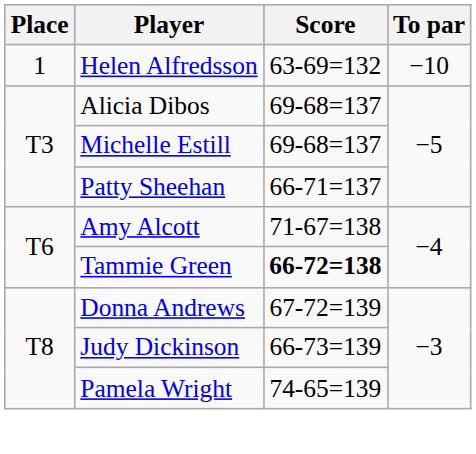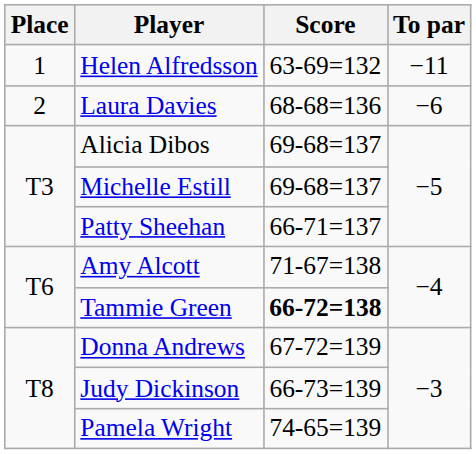(429, 65) −10 -> (429, 65) −11
+ row: (148, 105)
